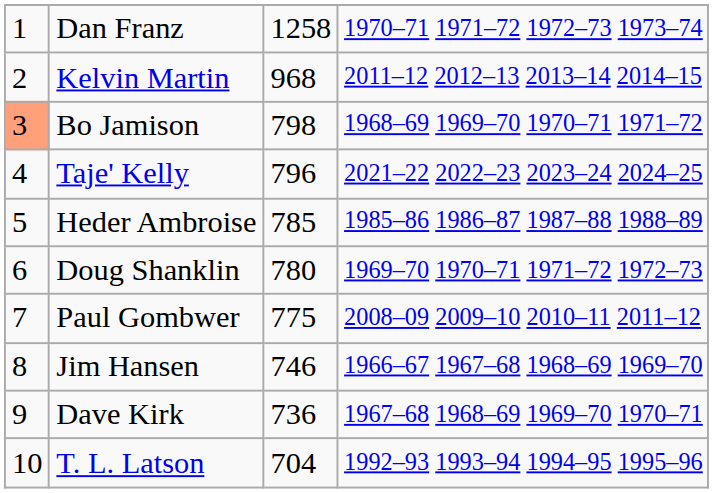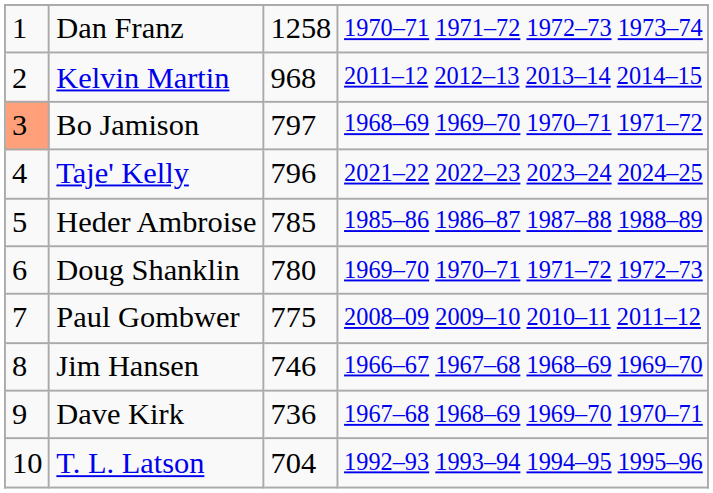(293, 125) 798 -> (293, 125) 797
